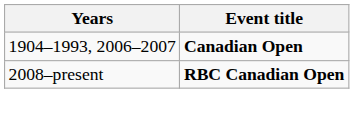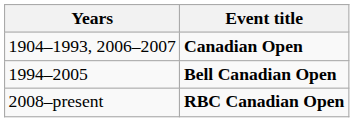+ row: (260, 74)
